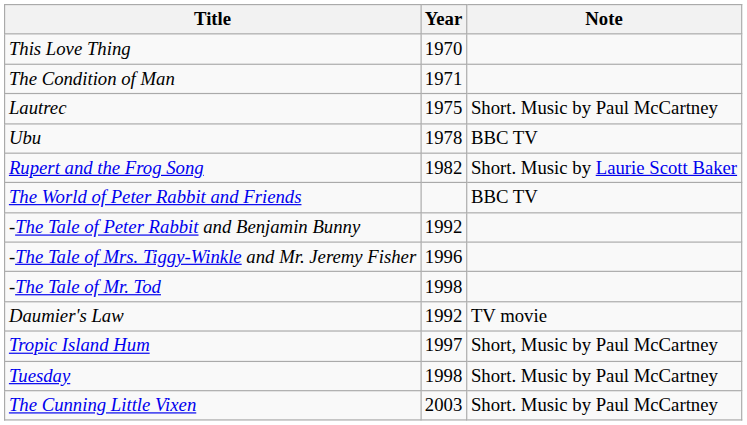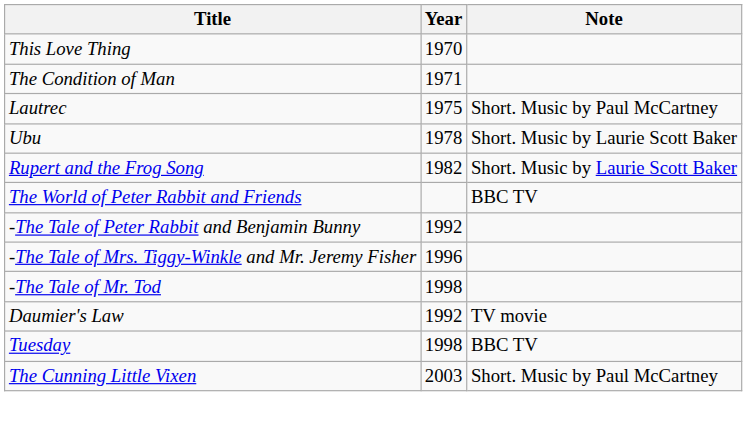(504, 138) BBC TV -> (604, 138) Short. Music by Laurie Scott Baker
- row: (79, 345)
(594, 375) Short. Music by Paul McCartney -> (504, 345) BBC TV
